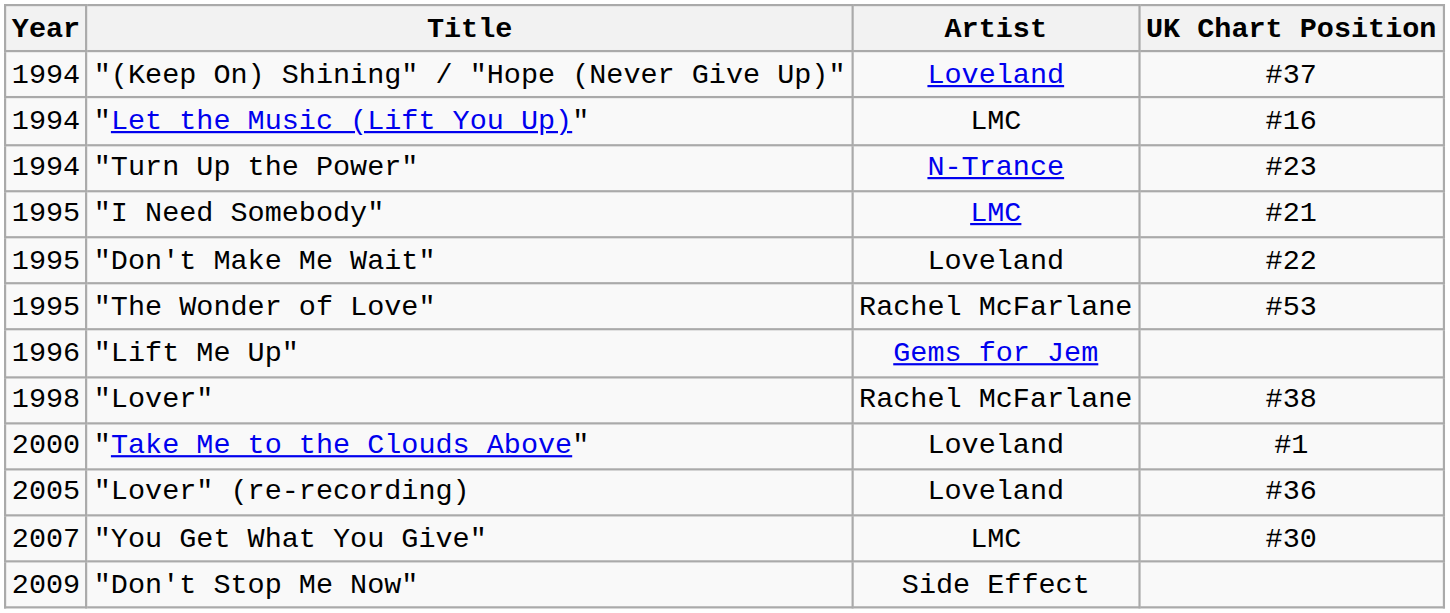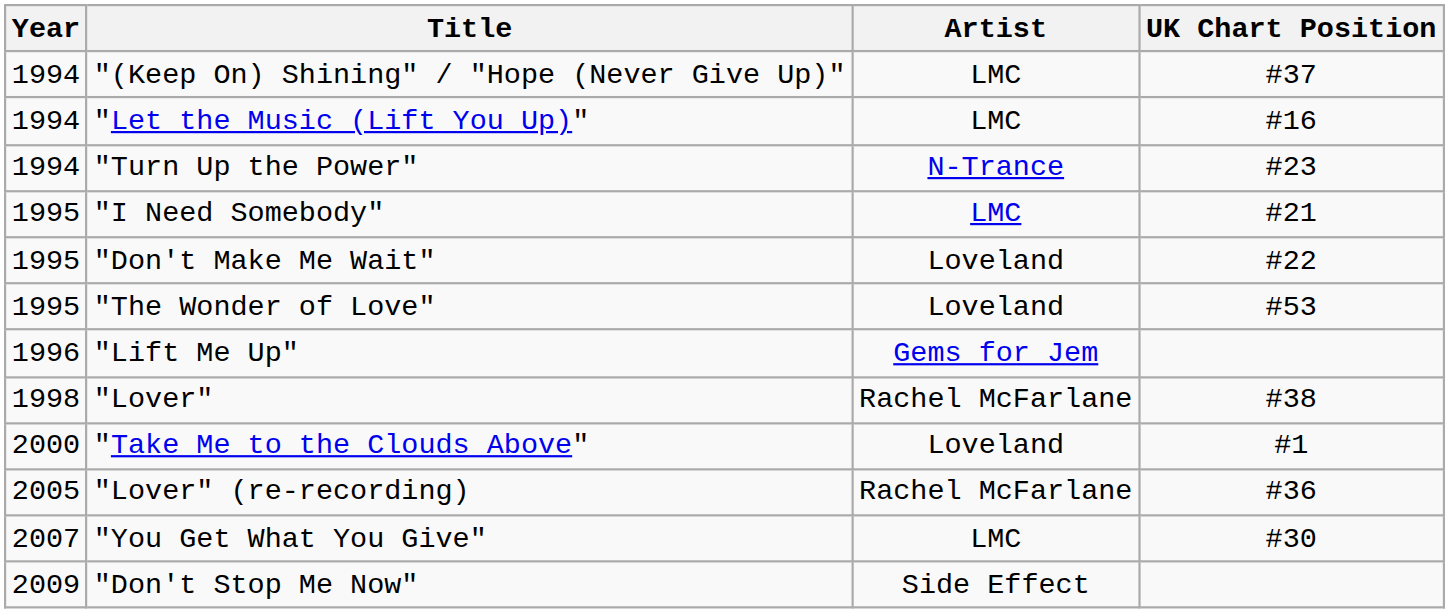(996, 75) Loveland -> (996, 75) LMC
(996, 307) Rachel McFarlane -> (996, 307) Loveland
(996, 492) Loveland -> (996, 492) Rachel McFarlane
